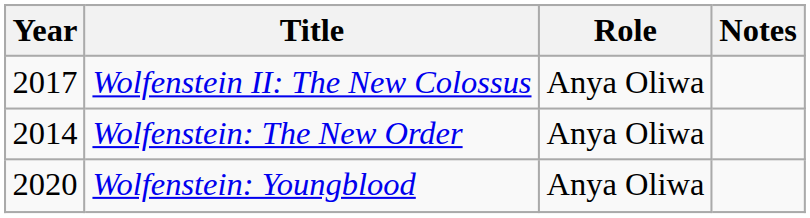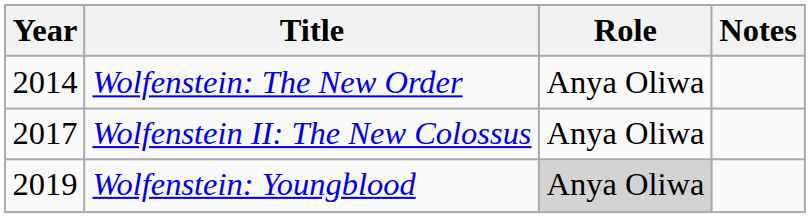rows swapped: (278, 133) <-> (312, 81)
(45, 184) 2020 -> (45, 184) 2019
(625, 184) no background -> (625, 184) lightgrey background
